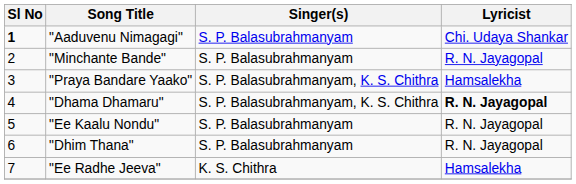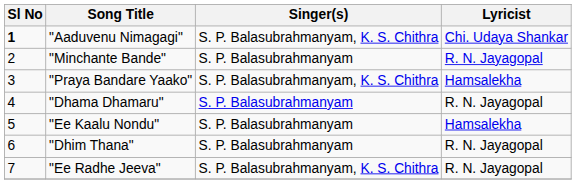(276, 37) S. P. Balasubrahmanyam -> (319, 37) S. P. Balasubrahmanyam, K. S. Chithra
(319, 102) S. P. Balasubrahmanyam, K. S. Chithra -> (276, 102) S. P. Balasubrahmanyam
(496, 102) bold -> (494, 102) normal
(494, 124) R. N. Jayagopal -> (483, 124) Hamsalekha
(238, 168) K. S. Chithra -> (319, 168) S. P. Balasubrahmanyam, K. S. Chithra
(483, 168) Hamsalekha -> (494, 168) R. N. Jayagopal
